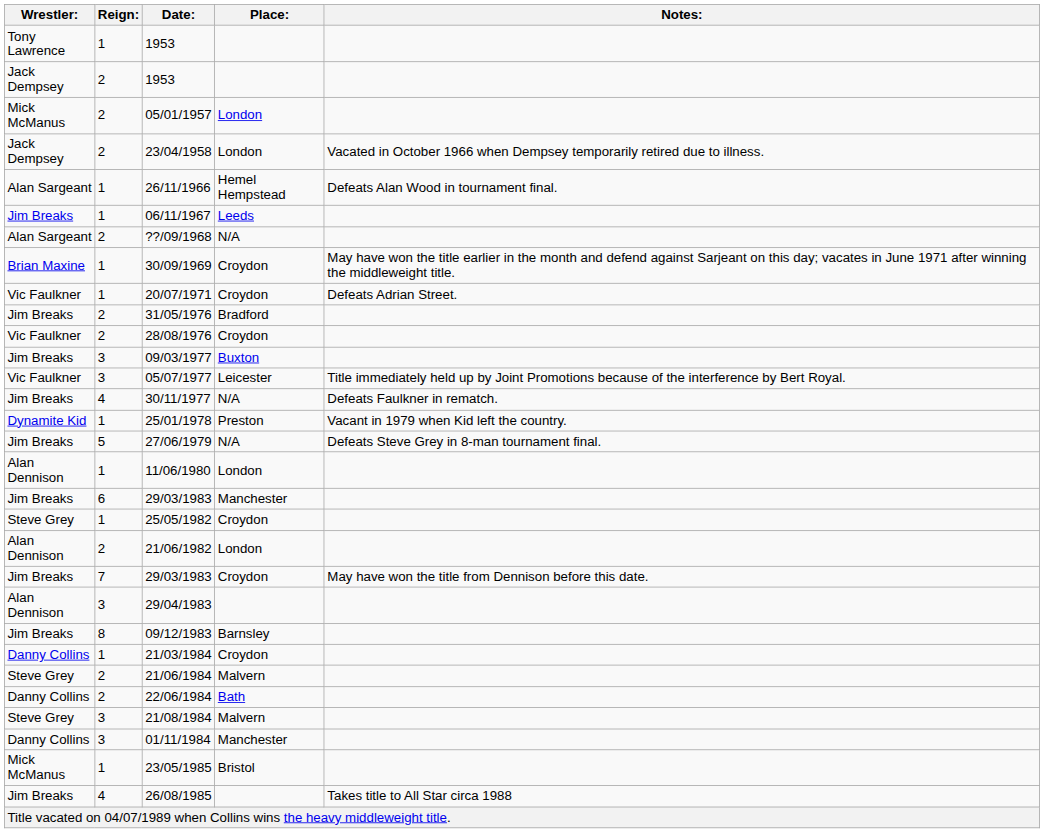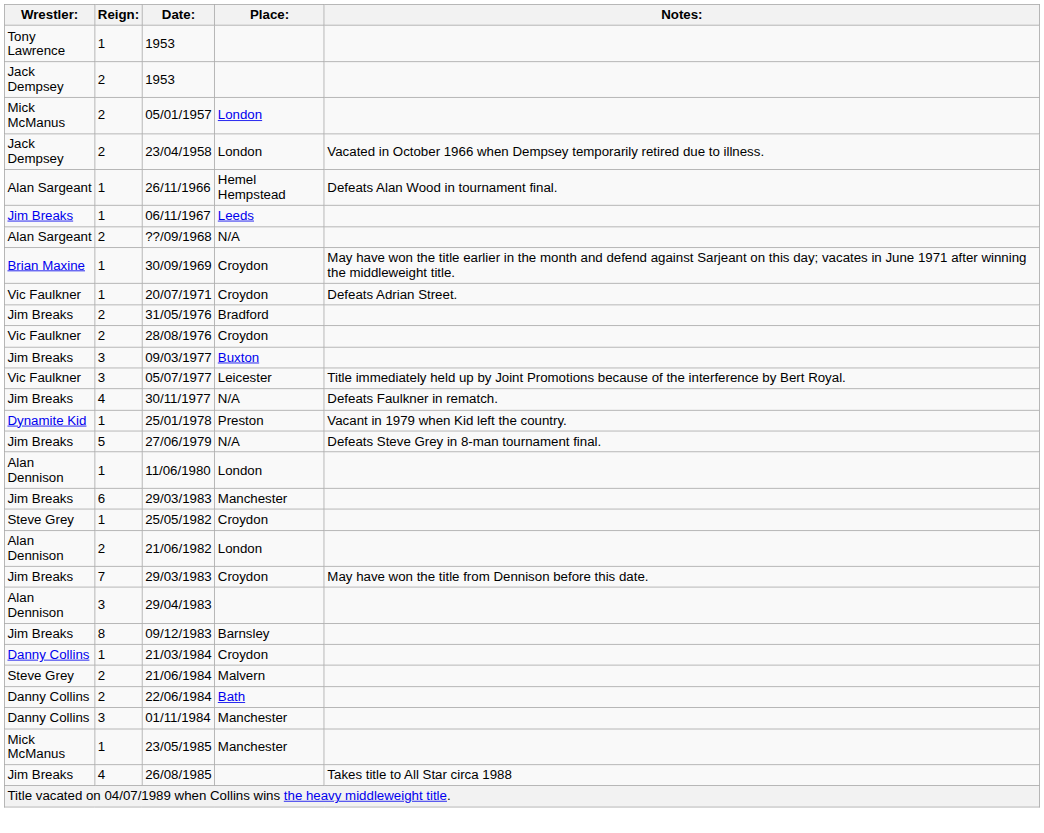- row: (101, 718)
(236, 767) Bristol -> (253, 746) Manchester
